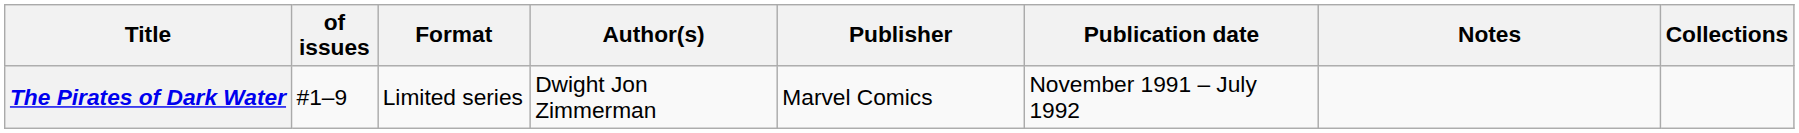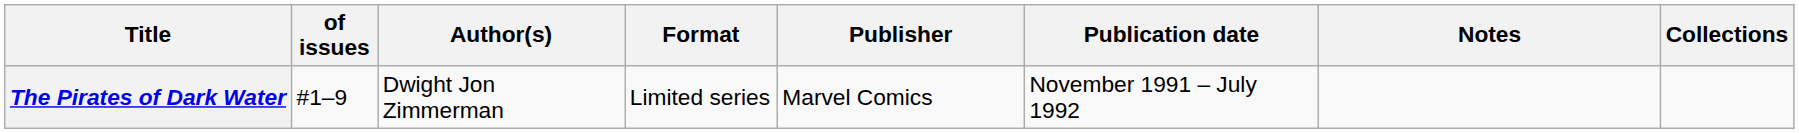columns swapped: (454, 35) <-> (654, 35)
